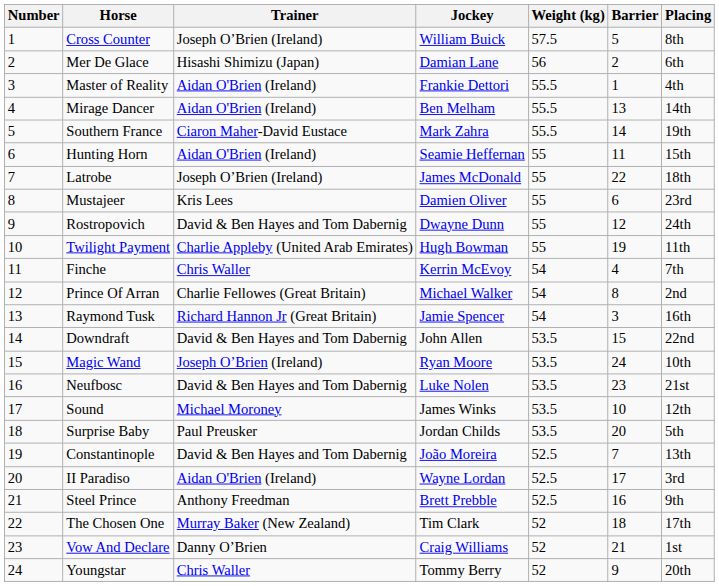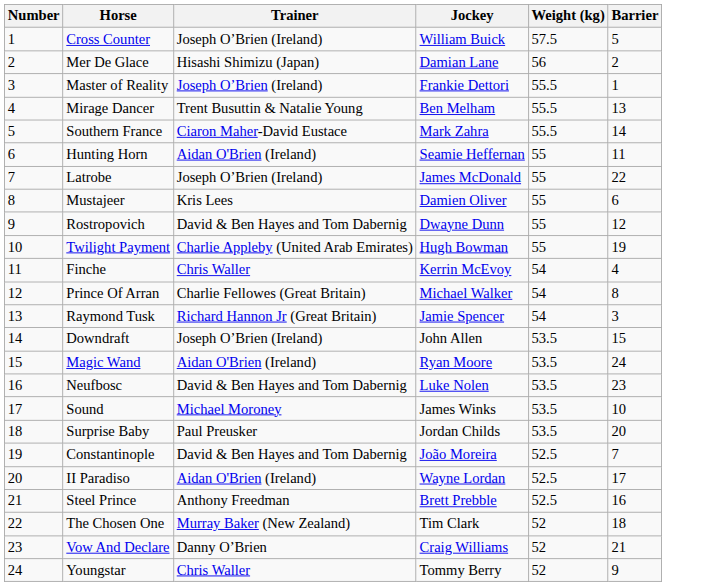- column: (688, 16)
(246, 85) Aidan O'Brien (Ireland) -> (250, 85) Joseph O’Brien (Ireland)
(246, 108) Aidan O'Brien (Ireland) -> (270, 108) Trent Busuttin & Natalie Young
(292, 339) David & Ben Hayes and Tom Dabernig -> (250, 339) Joseph O’Brien (Ireland)
(250, 362) Joseph O’Brien (Ireland) -> (246, 362) Aidan O'Brien (Ireland)
